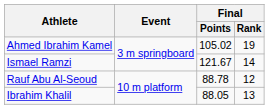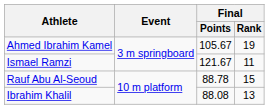(215, 46) 105.02 -> (215, 46) 105.67
(249, 63) 14 -> (249, 63) 11
(249, 80) 12 -> (249, 80) 15
(215, 96) 88.05 -> (215, 96) 88.08
